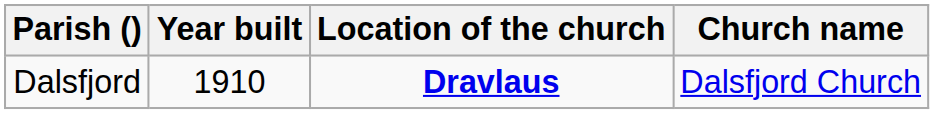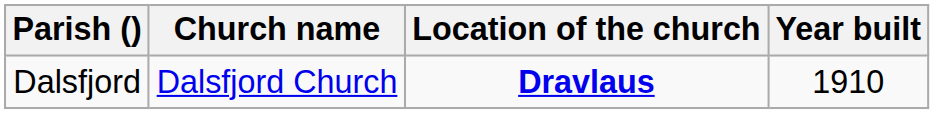columns swapped: (801, 30) <-> (229, 30)
